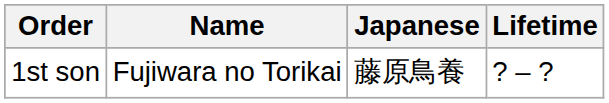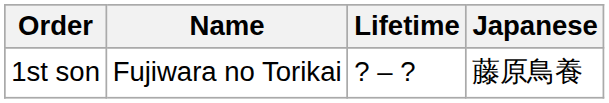columns swapped: (417, 26) <-> (545, 26)
